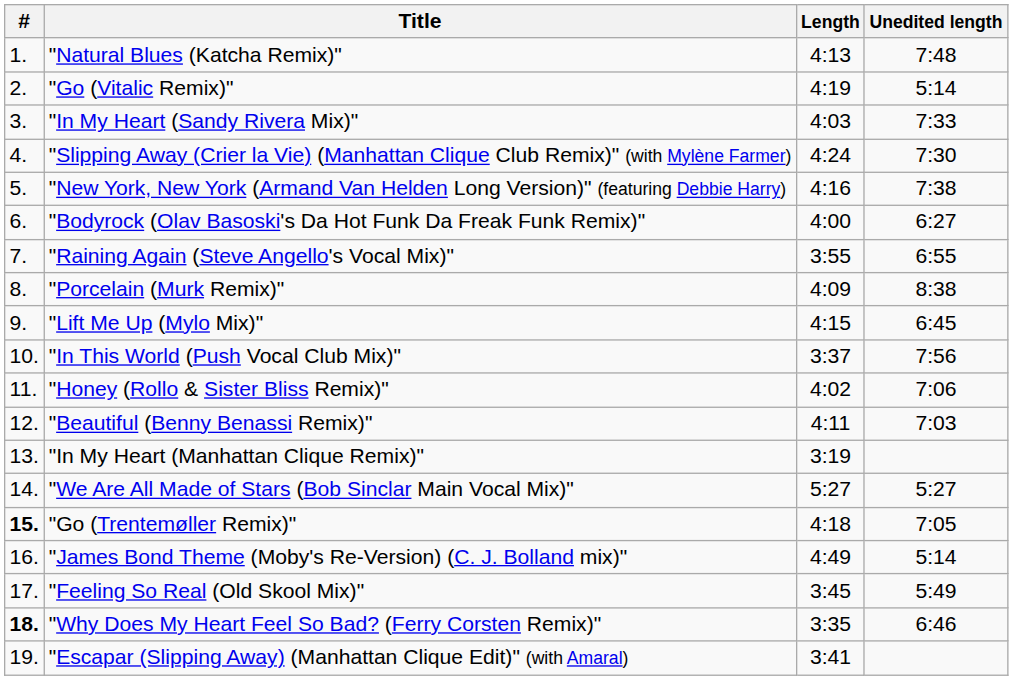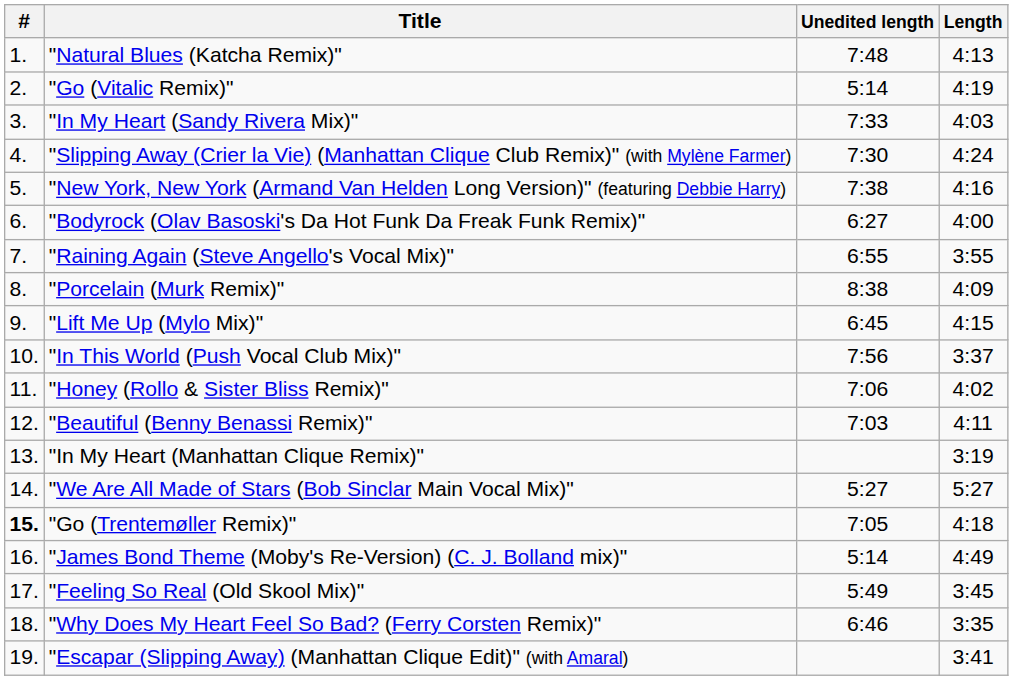columns swapped: (830, 22) <-> (936, 22)
(24, 624) bold -> (24, 624) normal
